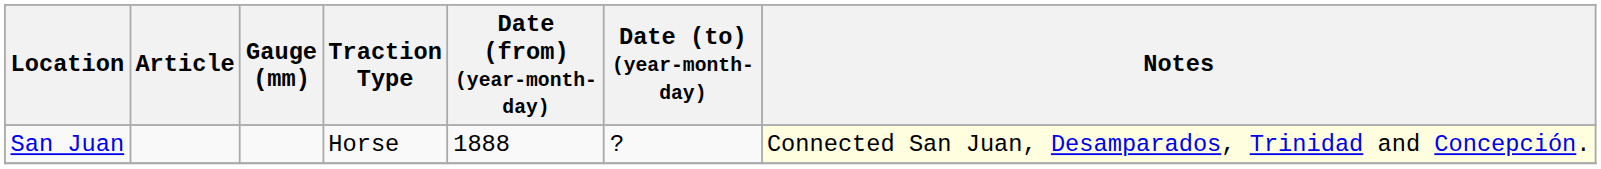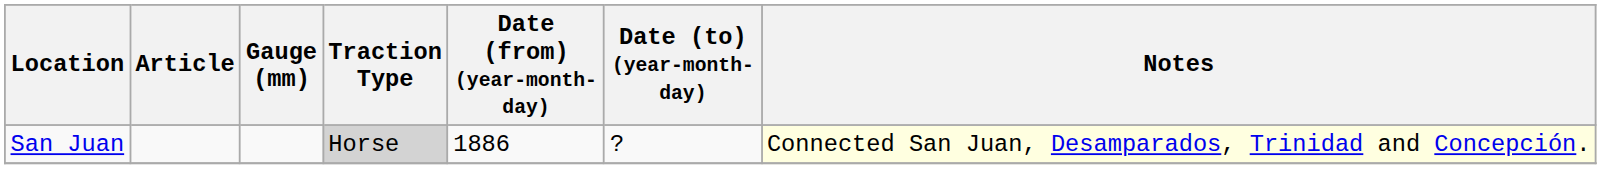(364, 145) no background -> (364, 145) lightgrey background
(482, 145) 1888 -> (482, 145) 1886
